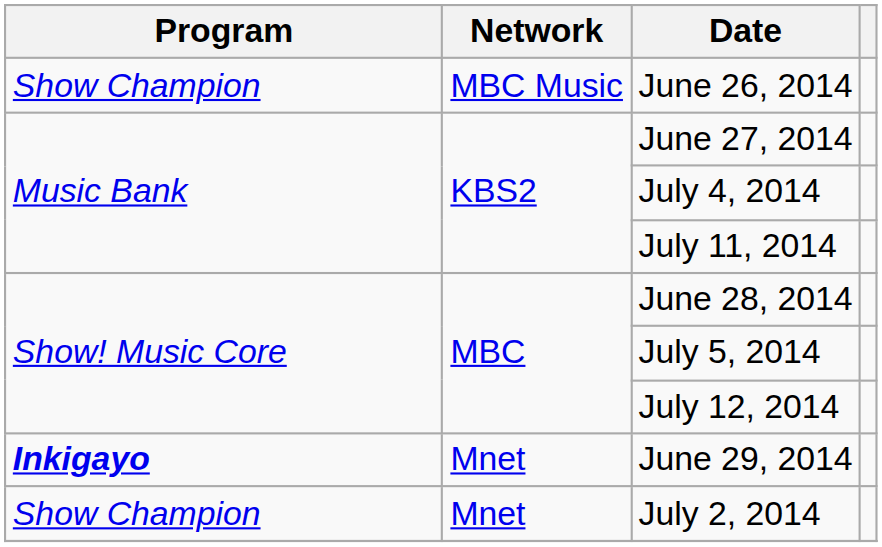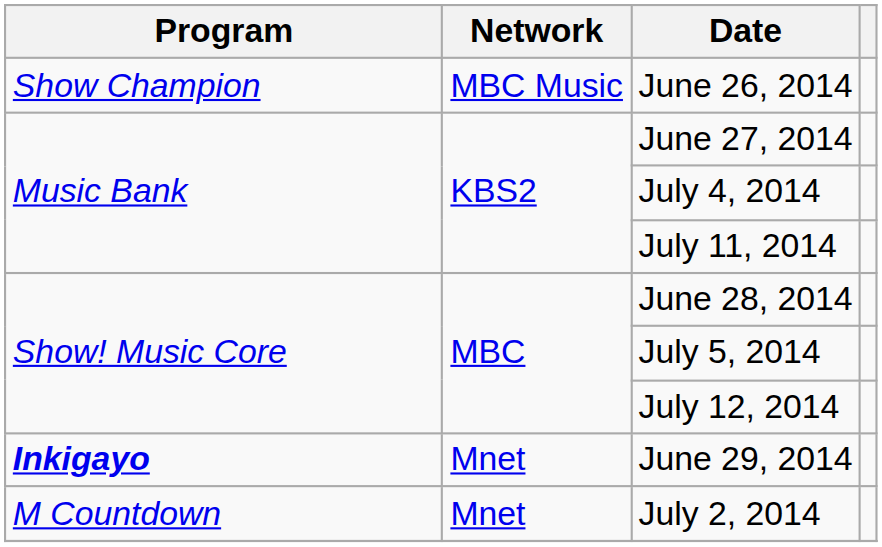(137, 513) Show Champion -> (117, 513) M Countdown
